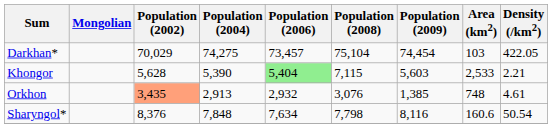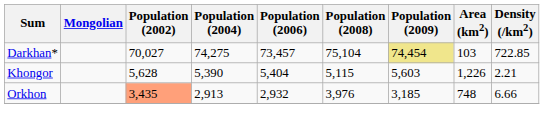(155, 52) 70,029 -> (146, 52) 70,027
(417, 52) no background -> (409, 52) khaki background
(521, 52) 422.05 -> (512, 52) 722.85
(283, 73) lightgreen background -> (274, 73) no background
(348, 73) 7,115 -> (340, 73) 5,115
(480, 73) 2,533 -> (471, 73) 1,226
(349, 93) 3,076 -> (340, 93) 3,976
(414, 93) 1,385 -> (406, 93) 3,185
(514, 93) 4.61 -> (506, 93) 6.66
- row: (37, 113)
